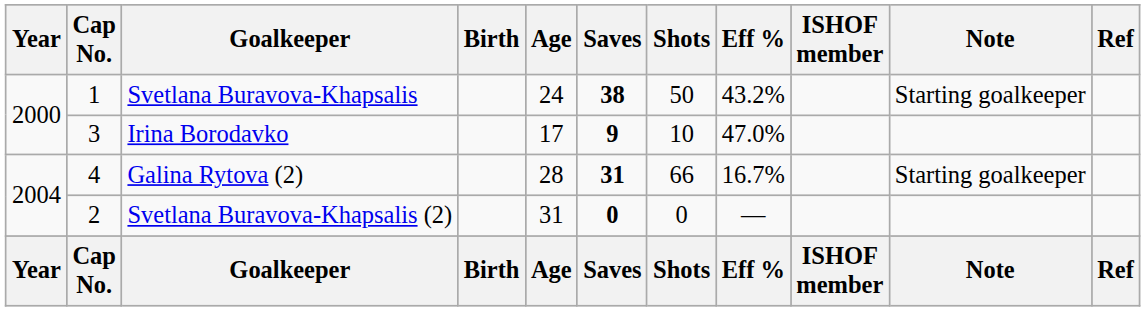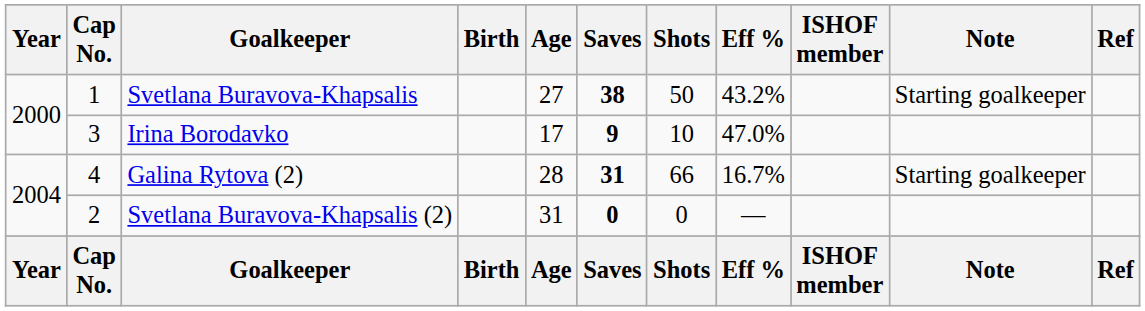(551, 94) 24 -> (551, 94) 27
